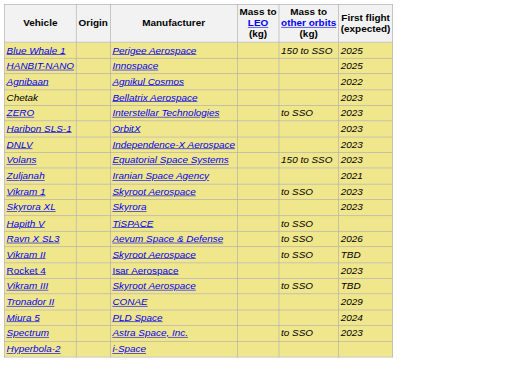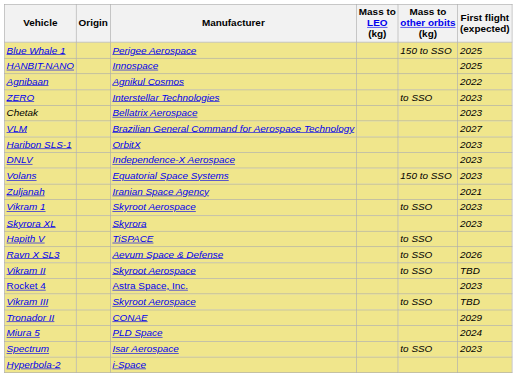rows swapped: (20, 113) <-> (22, 97)
+ row: (17, 129)
(145, 270) Isar Aerospace -> (150, 286) Astra Space, Inc.
(150, 333) Astra Space, Inc. -> (146, 349) Isar Aerospace
